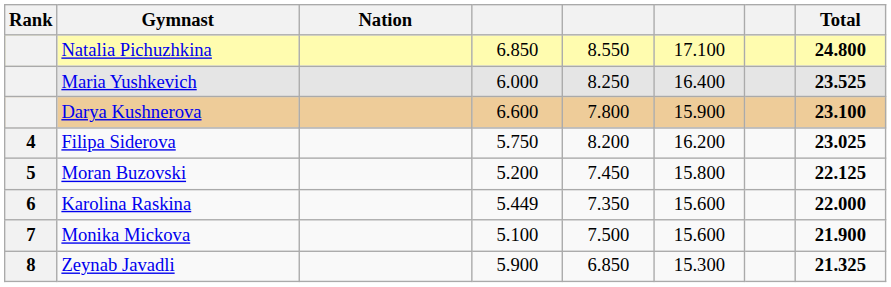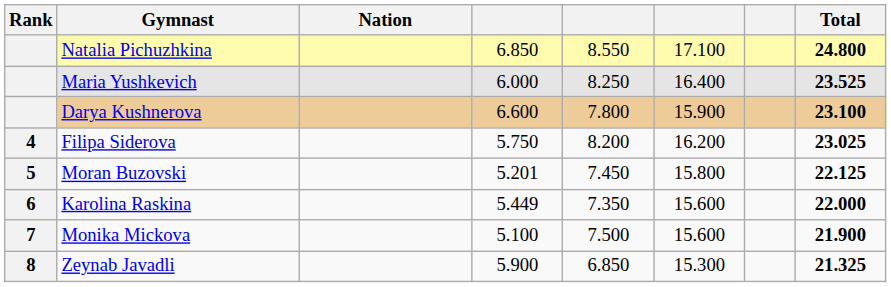(517, 173) 5.200 -> (517, 173) 5.201
